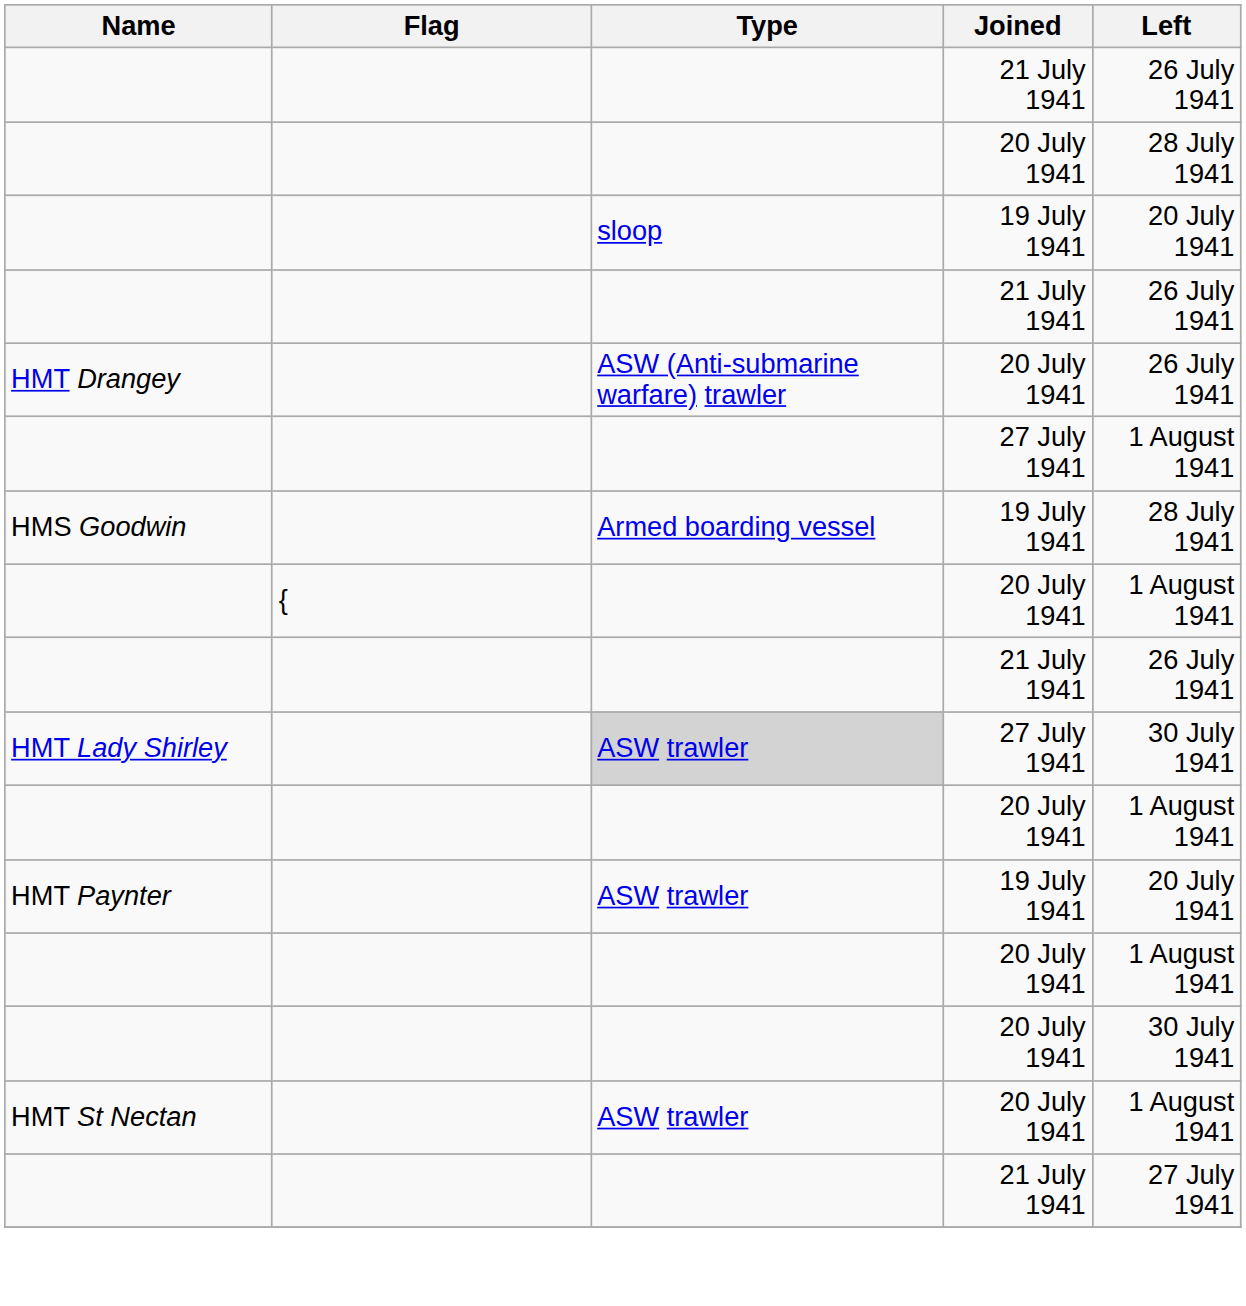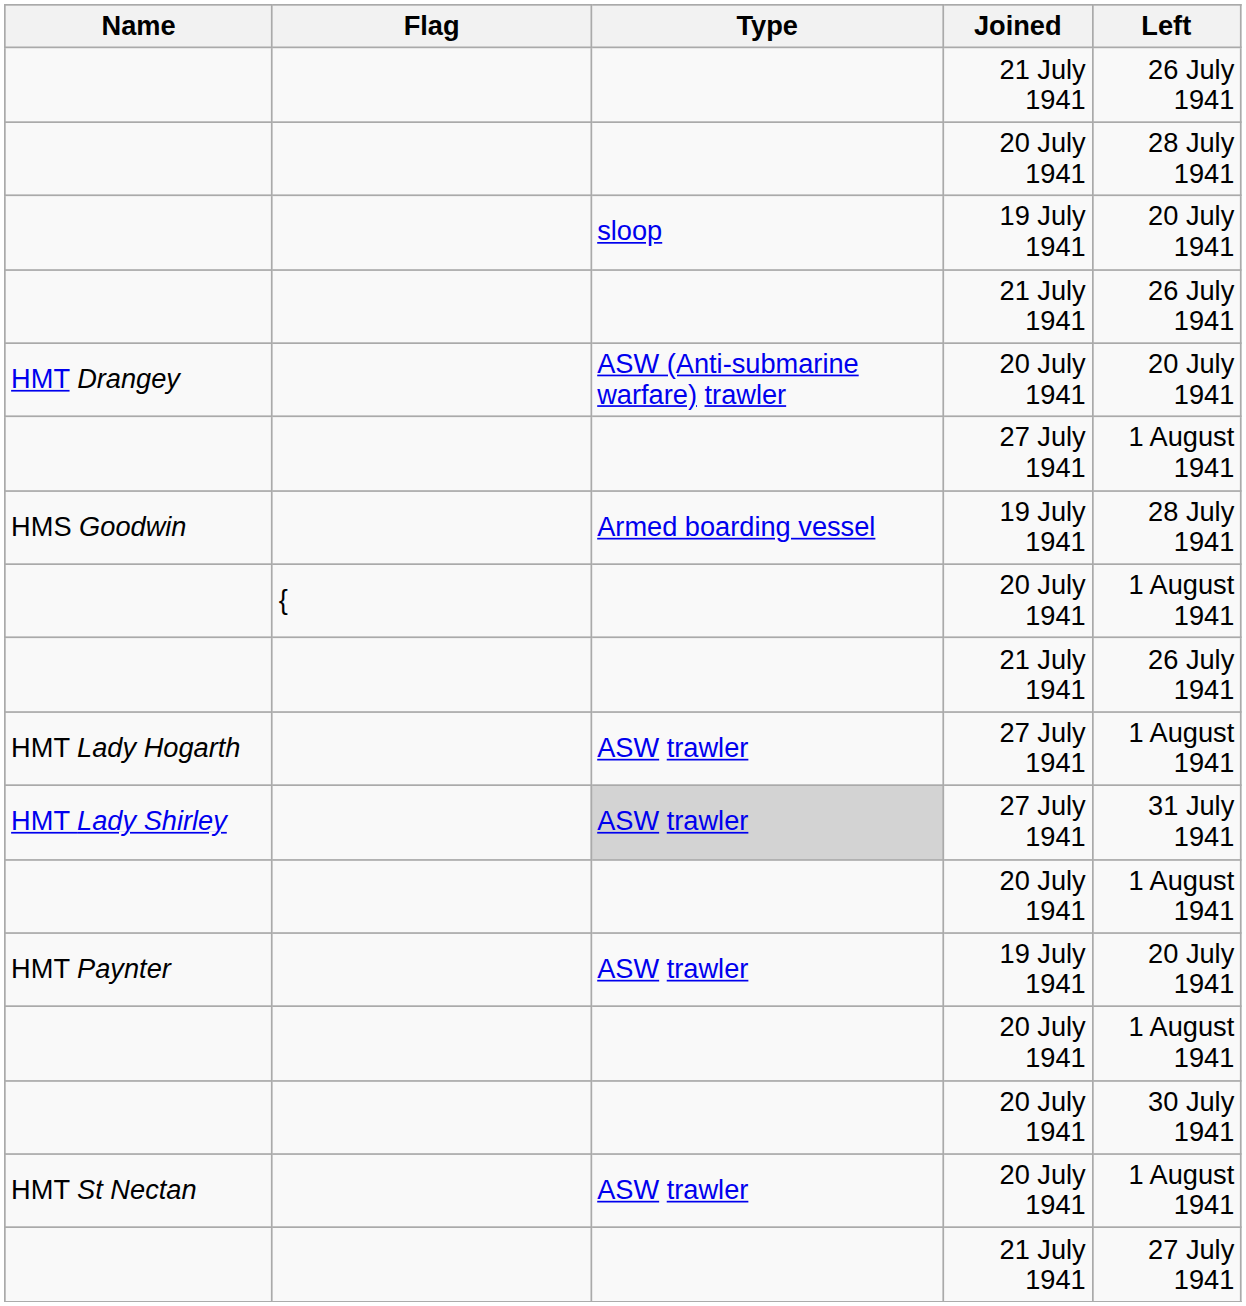(1191, 379) 26 July 1941 -> (1191, 379) 20 July 1941
+ row: (126, 748)
(1191, 748) 30 July 1941 -> (1191, 821) 31 July 1941
